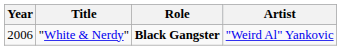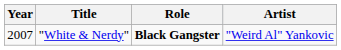(20, 34) 2006 -> (20, 34) 2007
